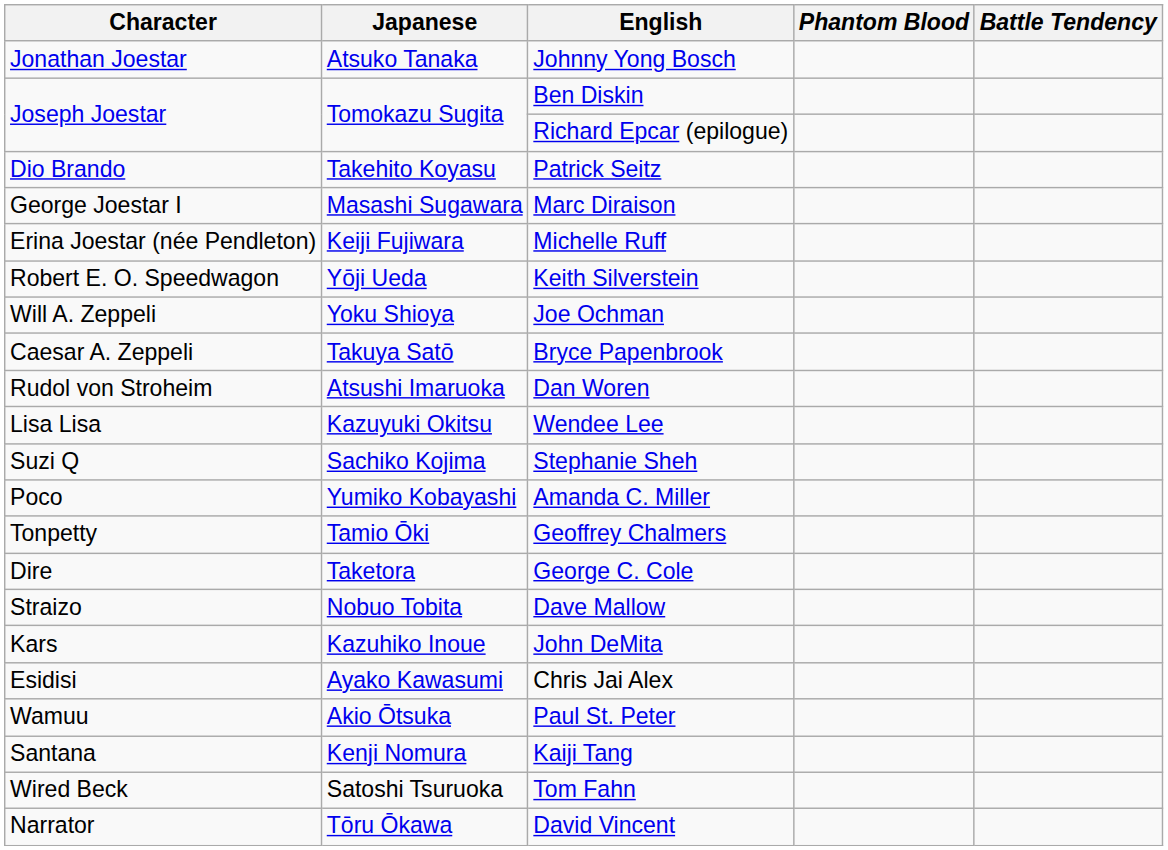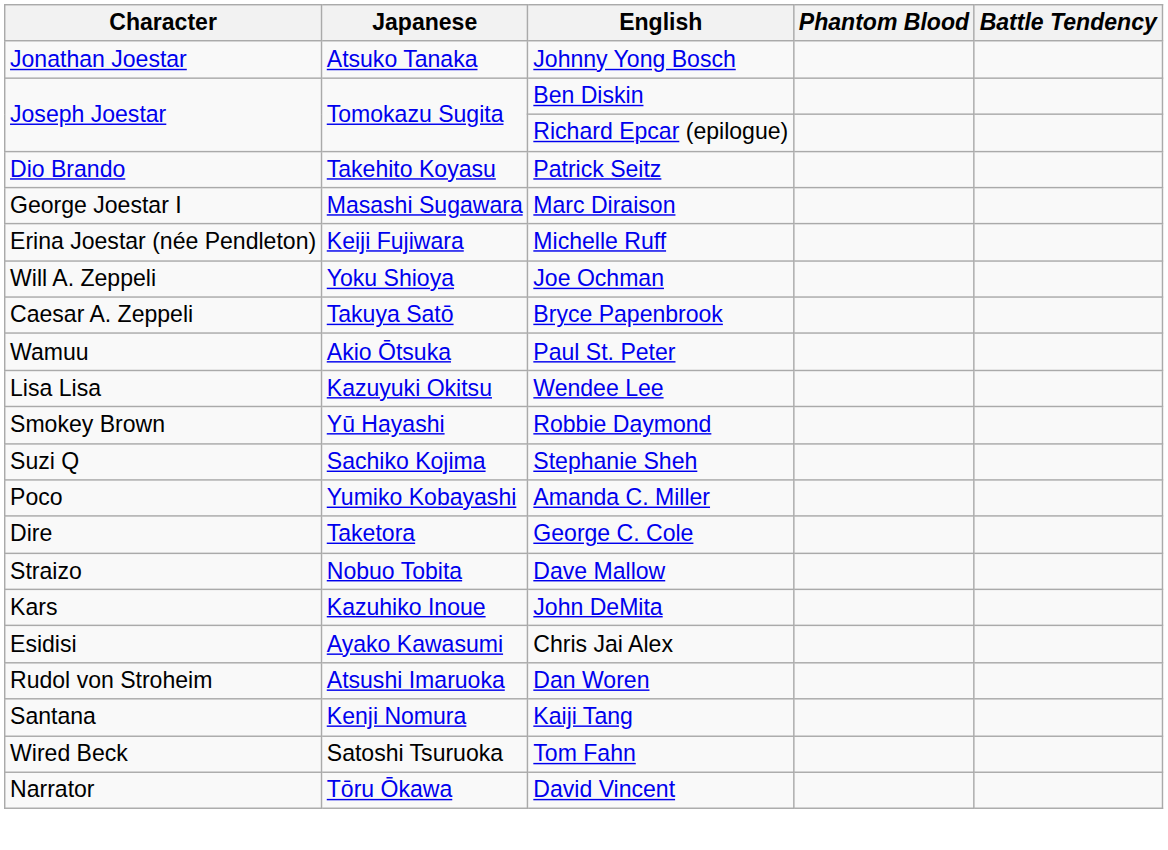- row: (616, 278)
rows swapped: (591, 388) <-> (604, 717)
+ row: (622, 424)
- row: (630, 534)
